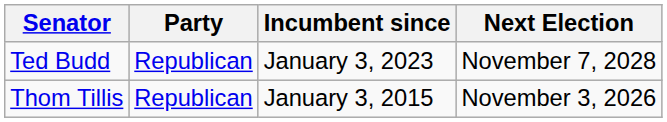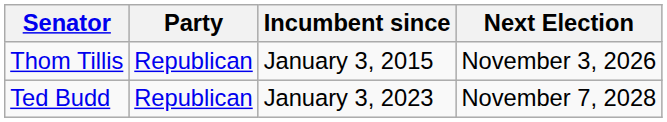rows swapped: (67, 98) <-> (60, 60)
